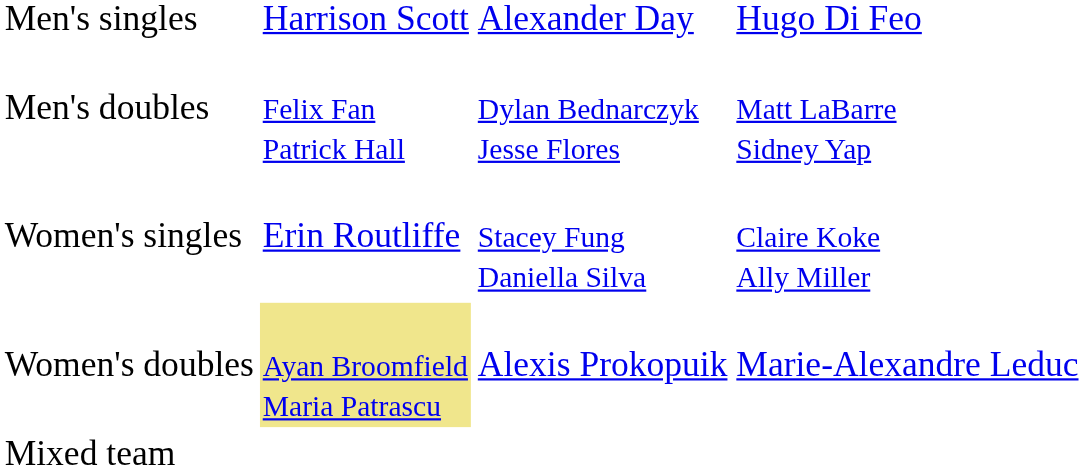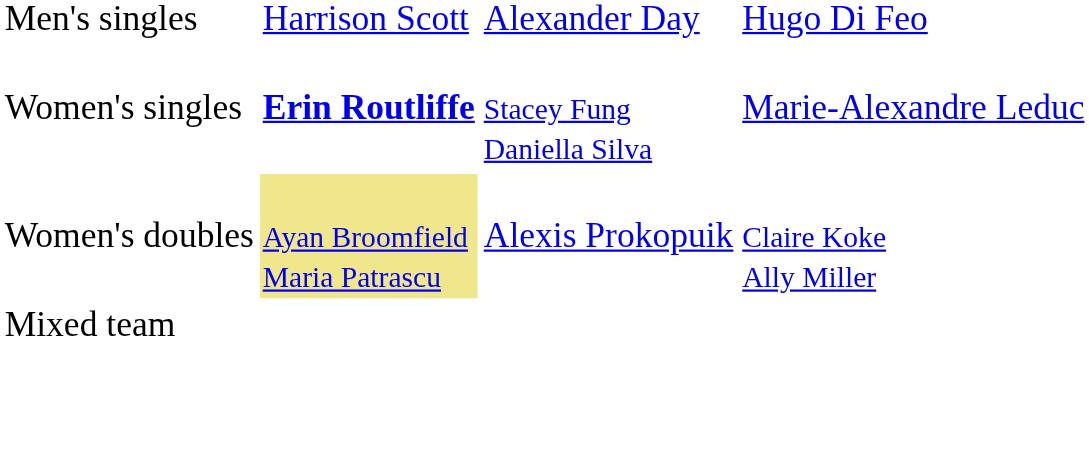- row: (107, 106)
(362, 235) normal -> (369, 106) bold
(808, 257) Claire Koke Ally Miller -> (913, 106) Marie-Alexandre Leduc
(907, 364) Marie-Alexandre Leduc -> (814, 257) Claire Koke Ally Miller
